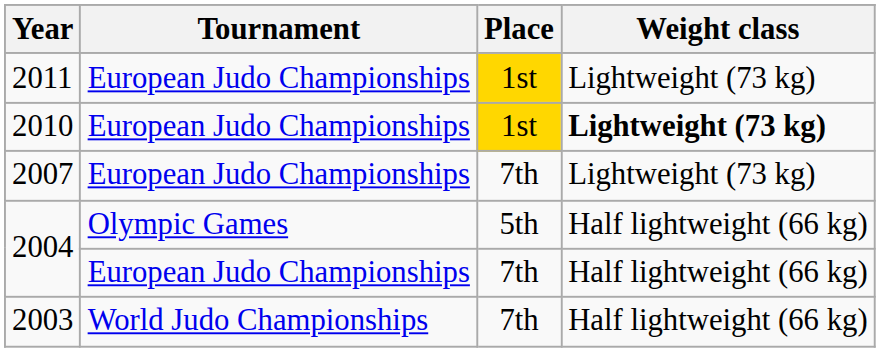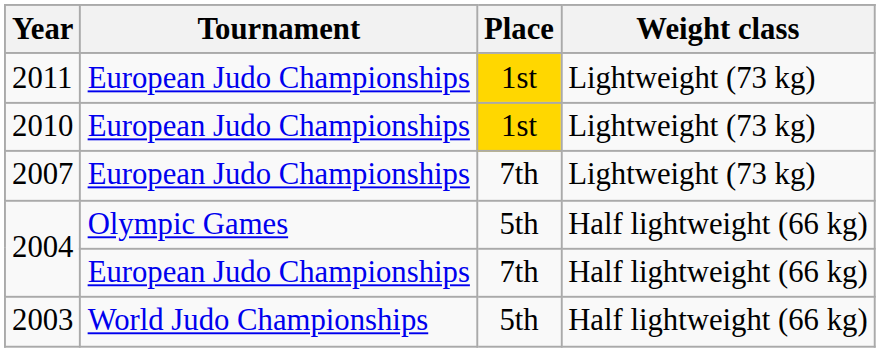(697, 126) bold -> (692, 126) normal
(519, 321) 7th -> (519, 321) 5th
